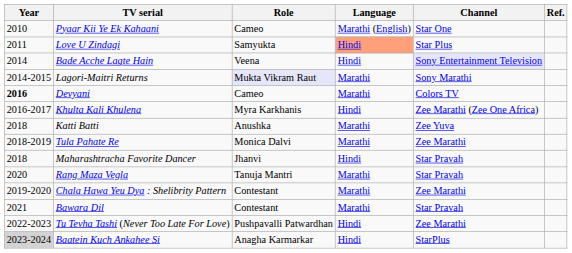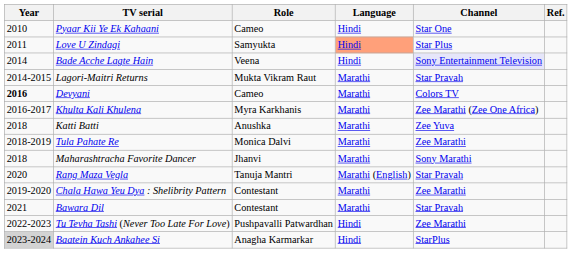(374, 28) Marathi (English) -> (349, 28) Hindi
(275, 77) lavender background -> (275, 77) no background
(444, 77) Sony Marathi -> (439, 77) Star Pravah
(349, 110) Hindi -> (354, 110) Marathi
(349, 158) Hindi -> (354, 158) Marathi
(439, 158) Star Pravah -> (444, 158) Sony Marathi
(354, 175) Marathi -> (374, 175) Marathi (English)
